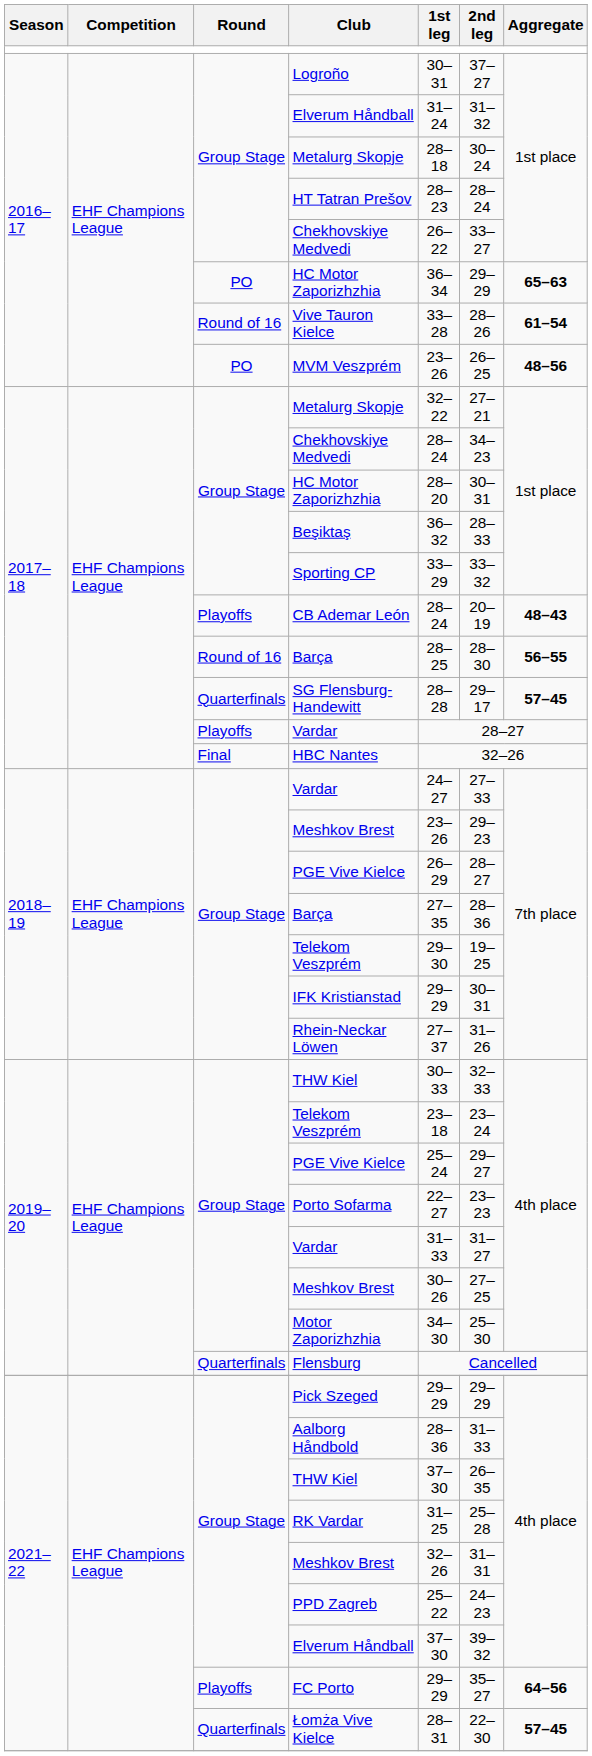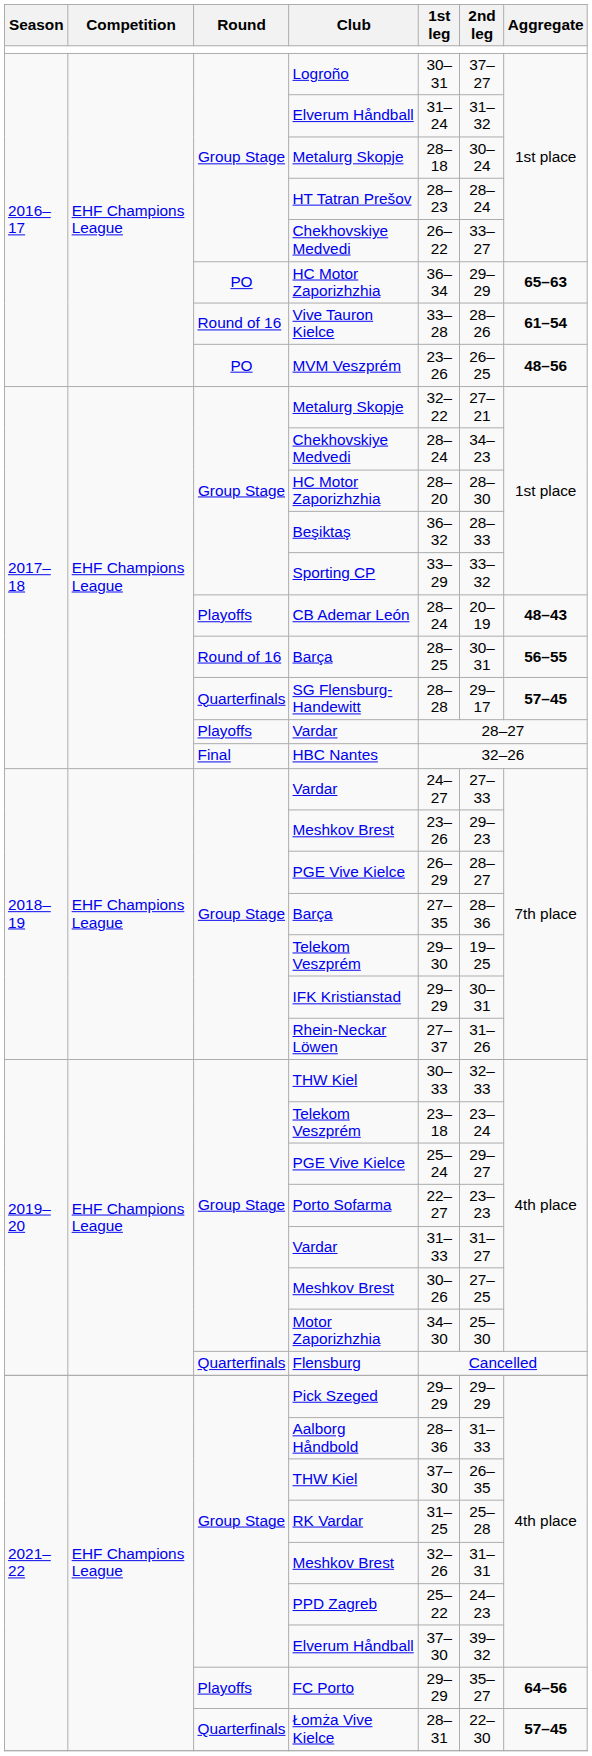(482, 490) 30–31 -> (482, 490) 28–30
(482, 656) 28–30 -> (482, 656) 30–31
